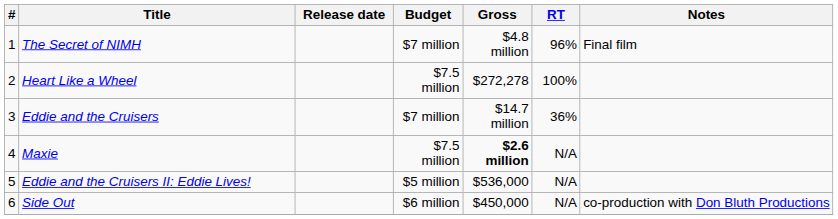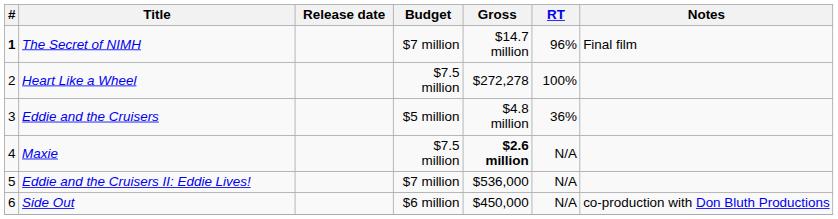(12, 44) normal -> (12, 44) bold
(510, 44) $4.8 million -> (510, 44) $14.7 million
(431, 116) $7 million -> (431, 116) $5 million
(510, 116) $14.7 million -> (510, 116) $4.8 million
(431, 182) $5 million -> (431, 182) $7 million
